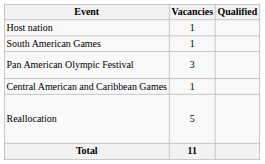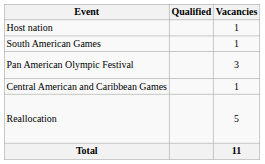columns swapped: (192, 12) <-> (237, 12)
